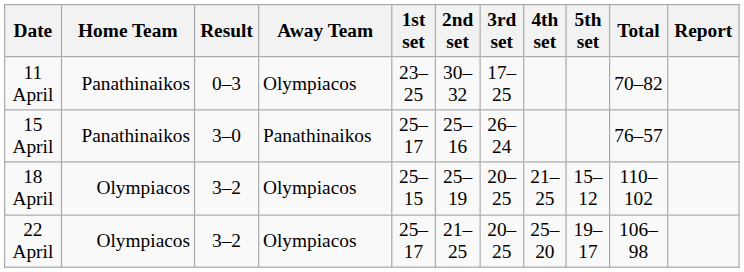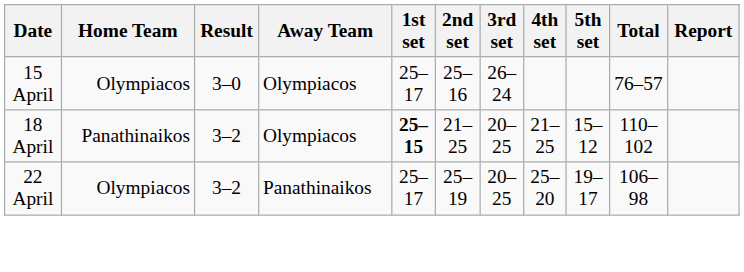- row: (33, 83)
(136, 135) Panathinaikos -> (143, 83) Olympiacos
(317, 135) Panathinaikos -> (310, 83) Olympiacos
(143, 188) Olympiacos -> (136, 135) Panathinaikos
(414, 188) normal -> (414, 135) bold
(458, 188) 25–19 -> (458, 135) 21–25
(310, 240) Olympiacos -> (317, 188) Panathinaikos
(458, 240) 21–25 -> (458, 188) 25–19
